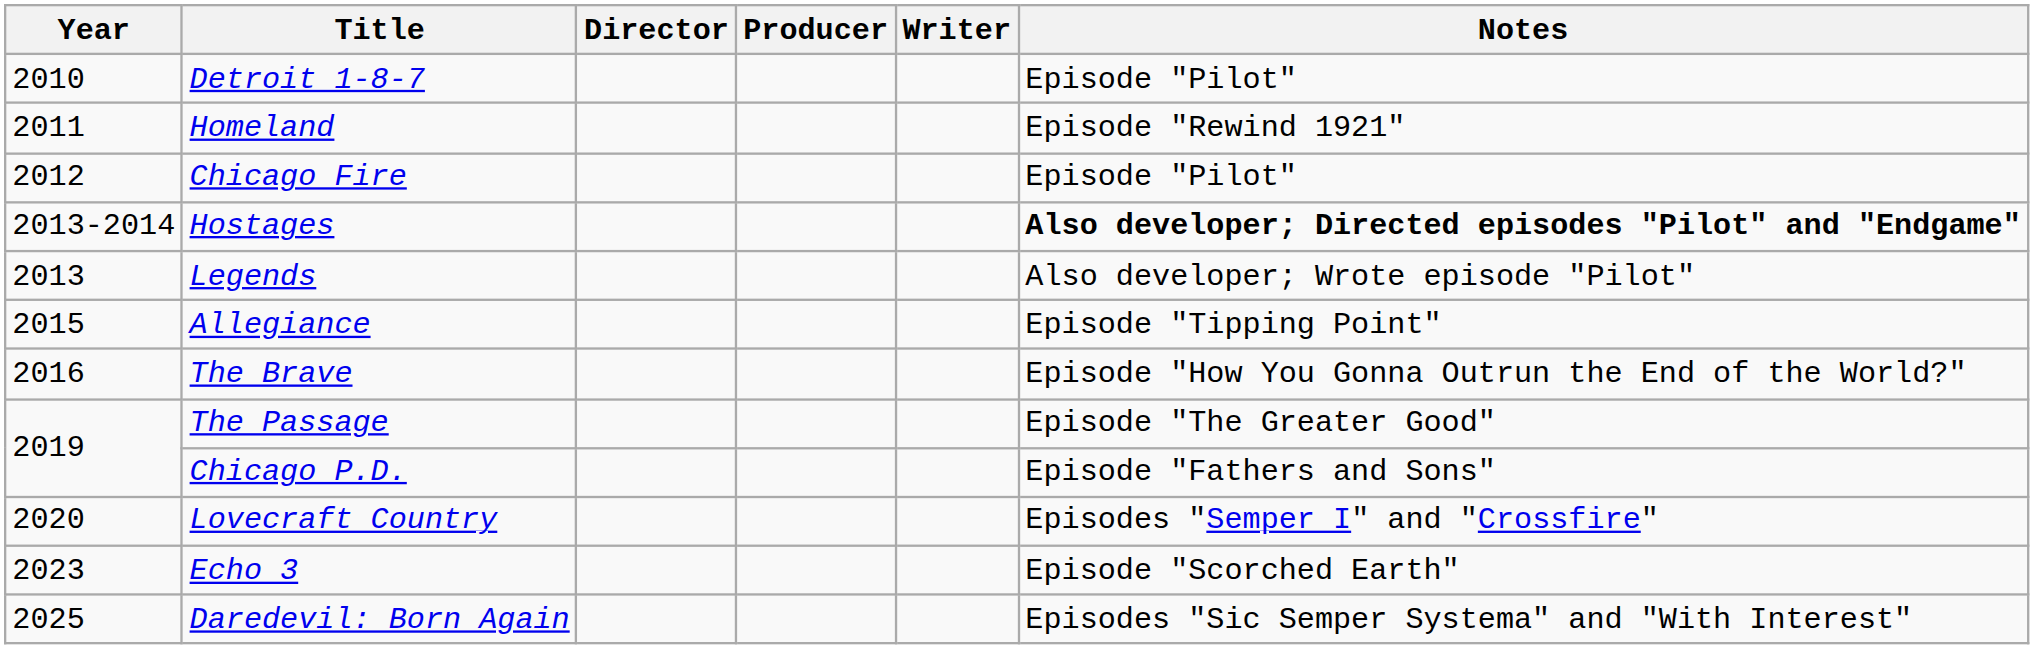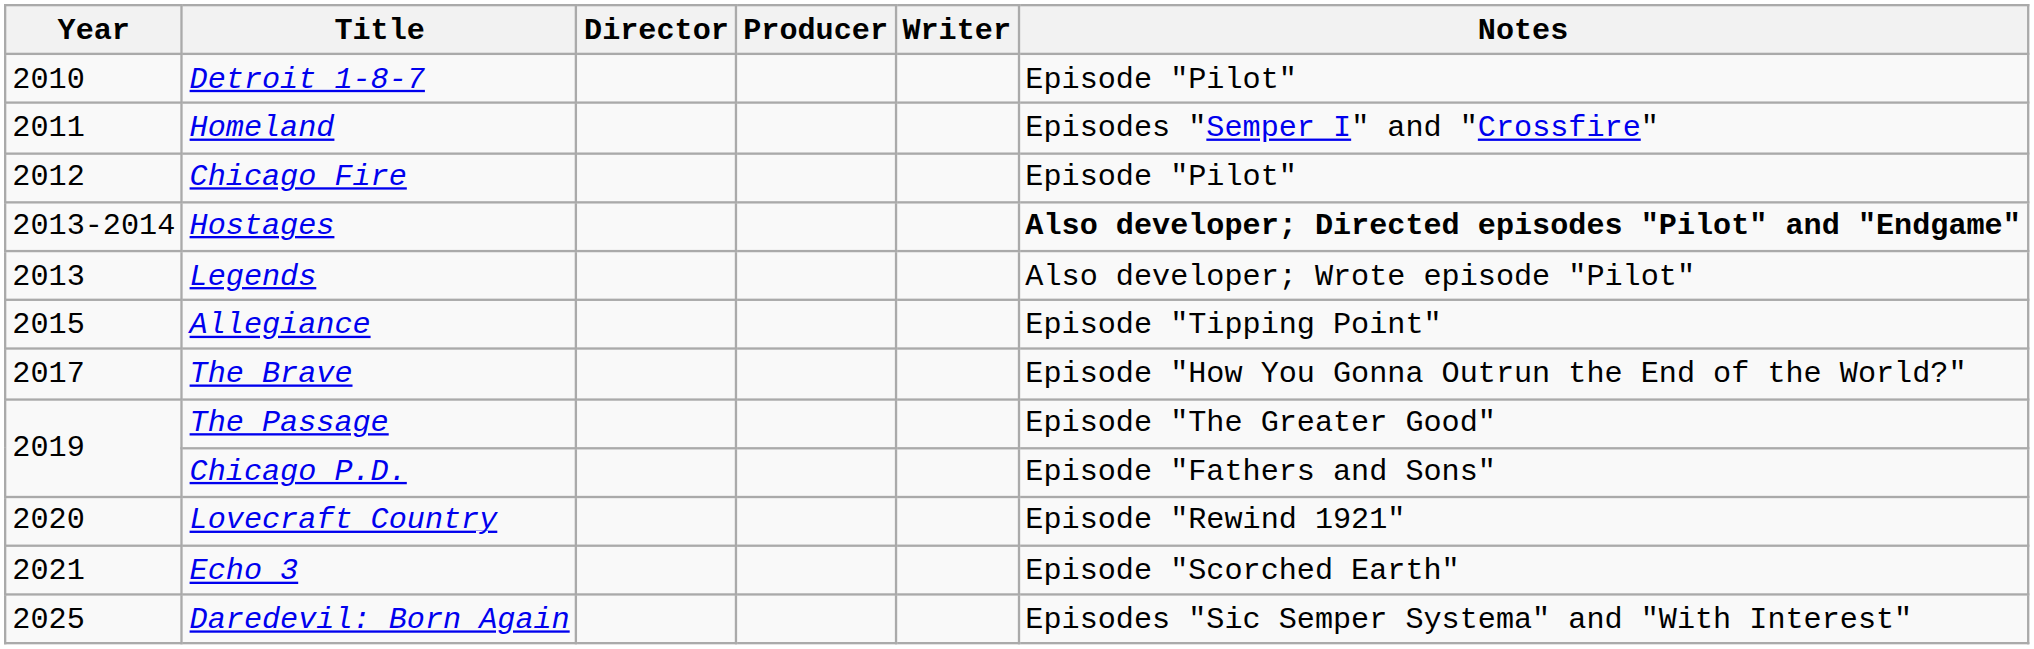(1215, 128) Episode "Rewind 1921" -> (1342, 128) Episodes "Semper I" and "Crossfire"
(49, 374) 2016 -> (49, 374) 2017
(1342, 521) Episodes "Semper I" and "Crossfire" -> (1215, 521) Episode "Rewind 1921"
(49, 570) 2023 -> (49, 570) 2021
